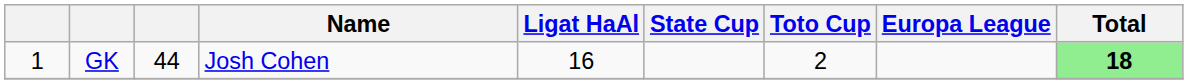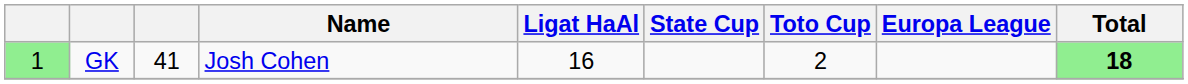(37, 61) no background -> (37, 61) lightgreen background
(167, 61) 44 -> (167, 61) 41
